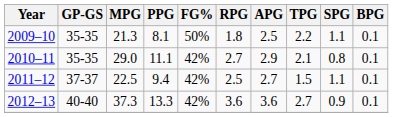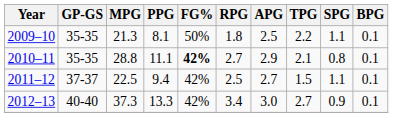(125, 58) 29.0 -> (125, 58) 28.8
(197, 58) normal -> (197, 58) bold
(234, 101) 3.6 -> (234, 101) 3.4
(269, 101) 3.6 -> (269, 101) 3.0
